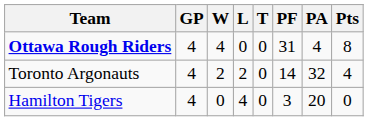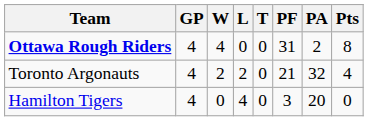(317, 45) 4 -> (317, 45) 2
(287, 73) 14 -> (287, 73) 21
